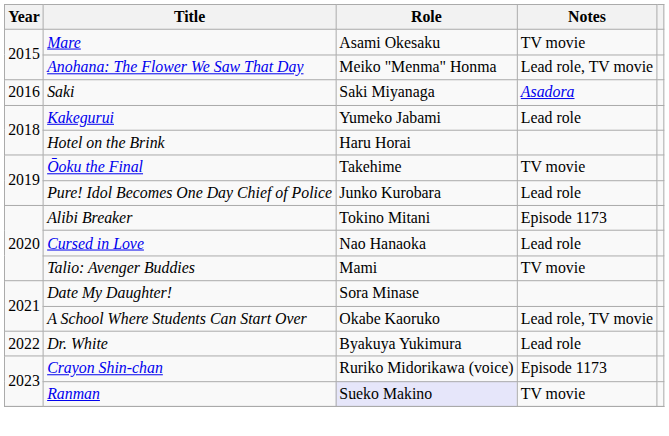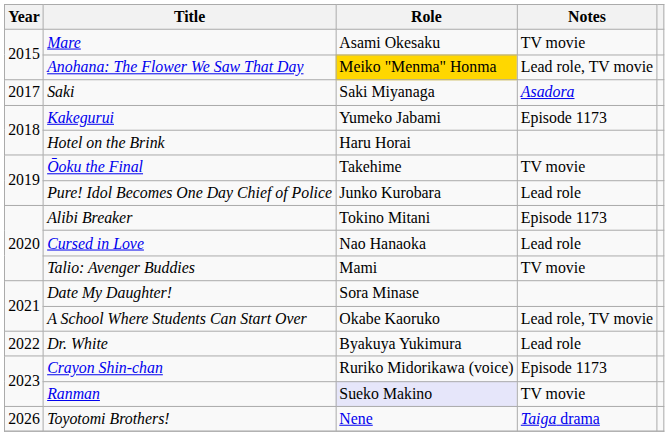(418, 67) no background -> (418, 67) gold background
(24, 92) 2016 -> (24, 92) 2017
(551, 117) Lead role -> (564, 117) Episode 1173
+ row: (108, 419)
